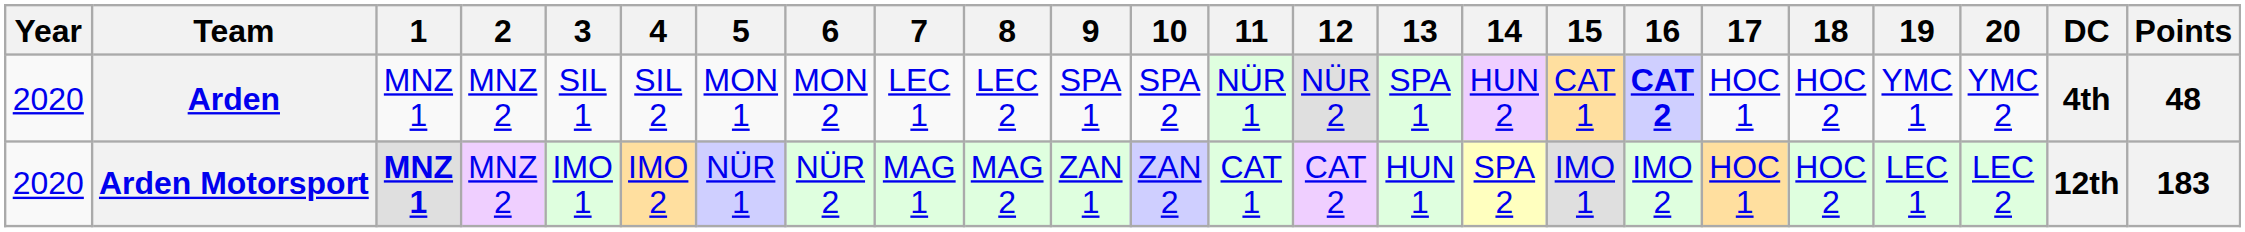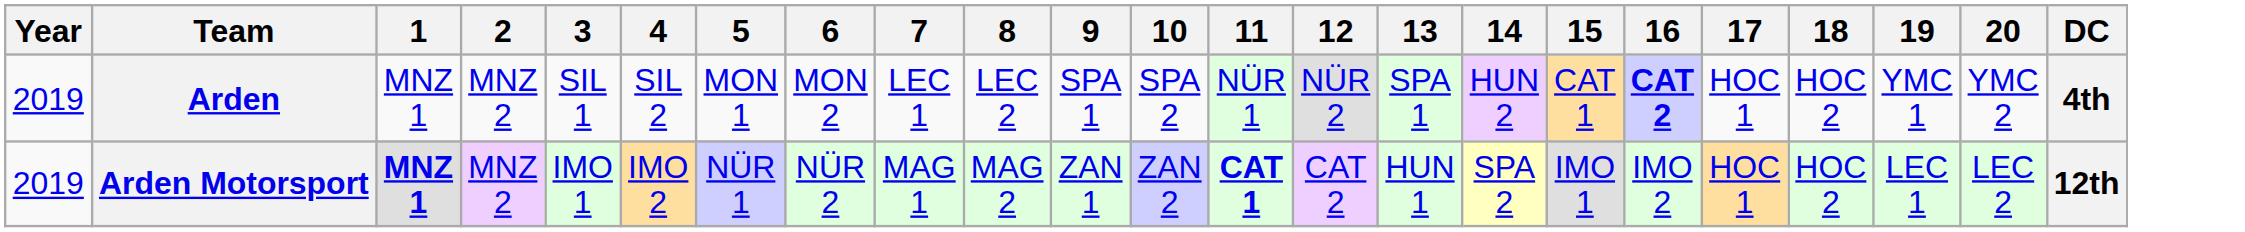- column: (2183, 30)
(48, 98) 2020 -> (48, 98) 2019
(48, 184) 2020 -> (48, 184) 2019
(1251, 184) normal -> (1251, 184) bold
